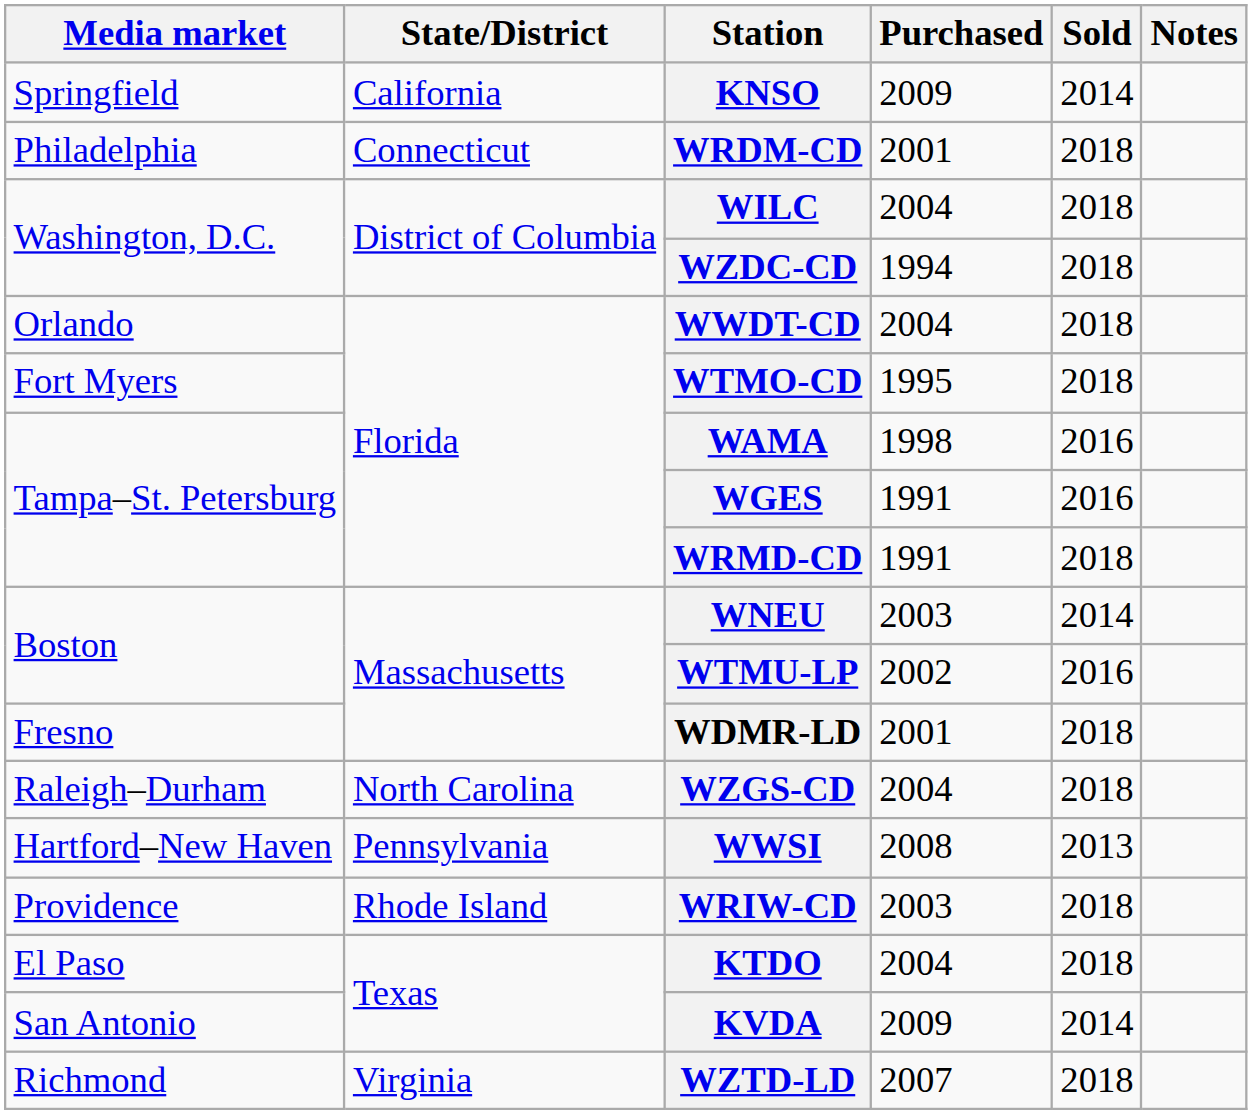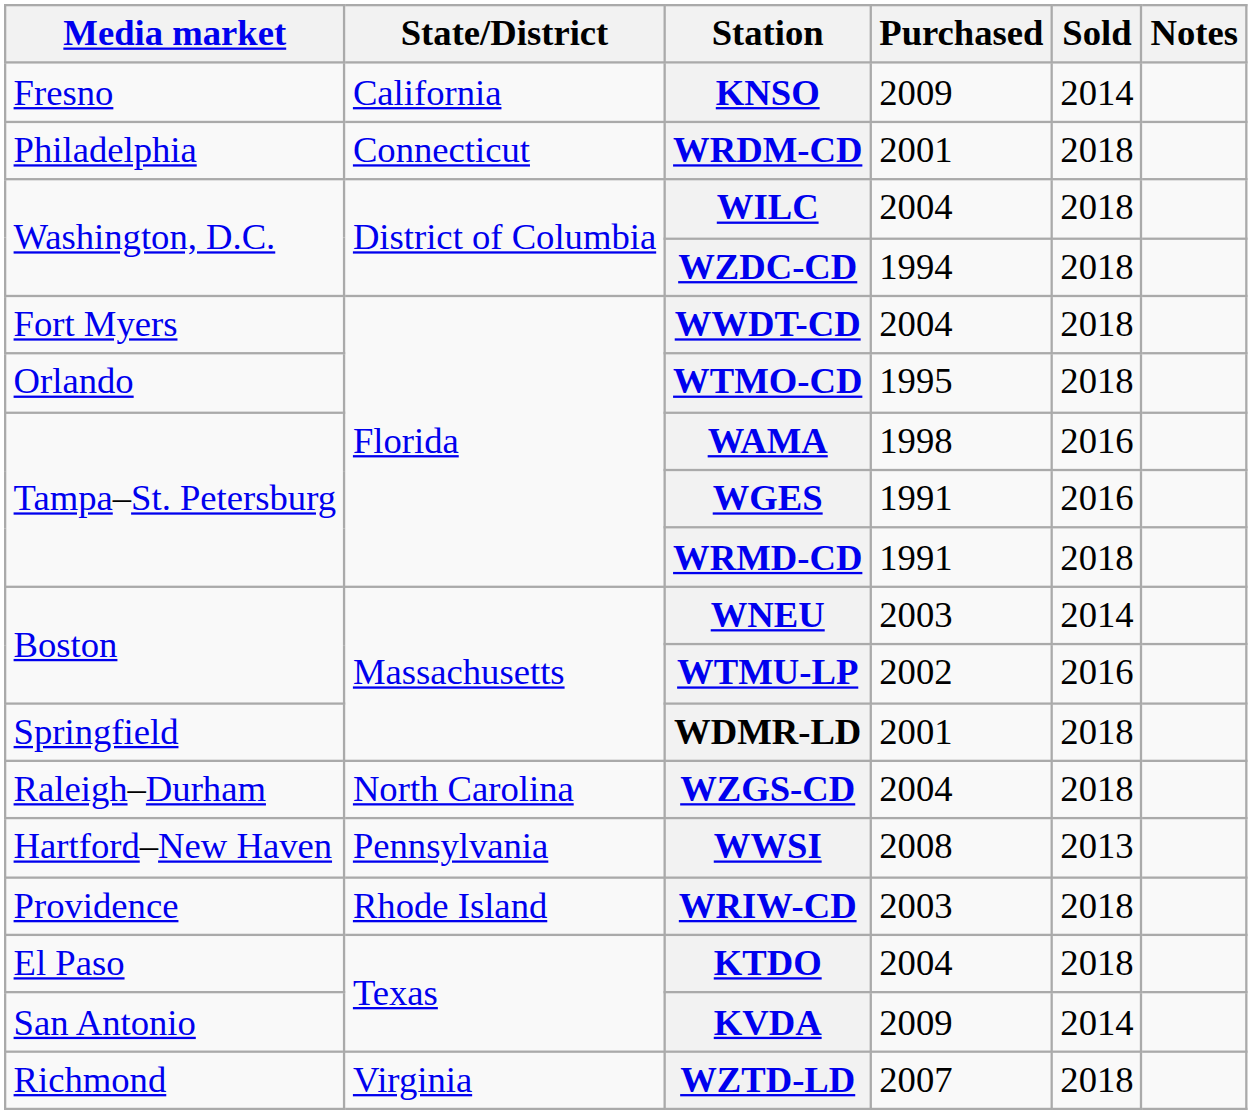(96, 91) Springfield -> (63, 91) Fresno
(74, 324) Orlando -> (96, 324) Fort Myers
(96, 382) Fort Myers -> (74, 382) Orlando
(63, 730) Fresno -> (96, 730) Springfield
